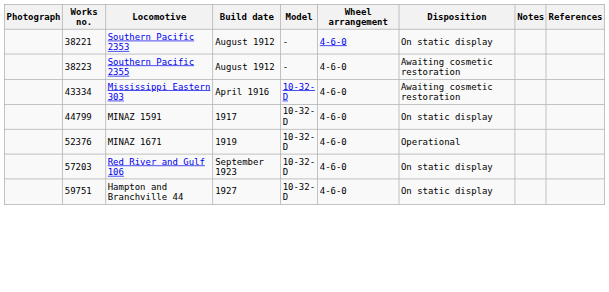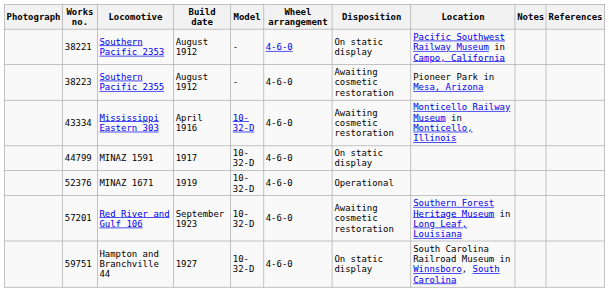+ column: (463, 17)
(78, 167) 57203 -> (78, 218) 57201
(447, 167) On static display -> (364, 218) Awaiting cosmetic restoration
